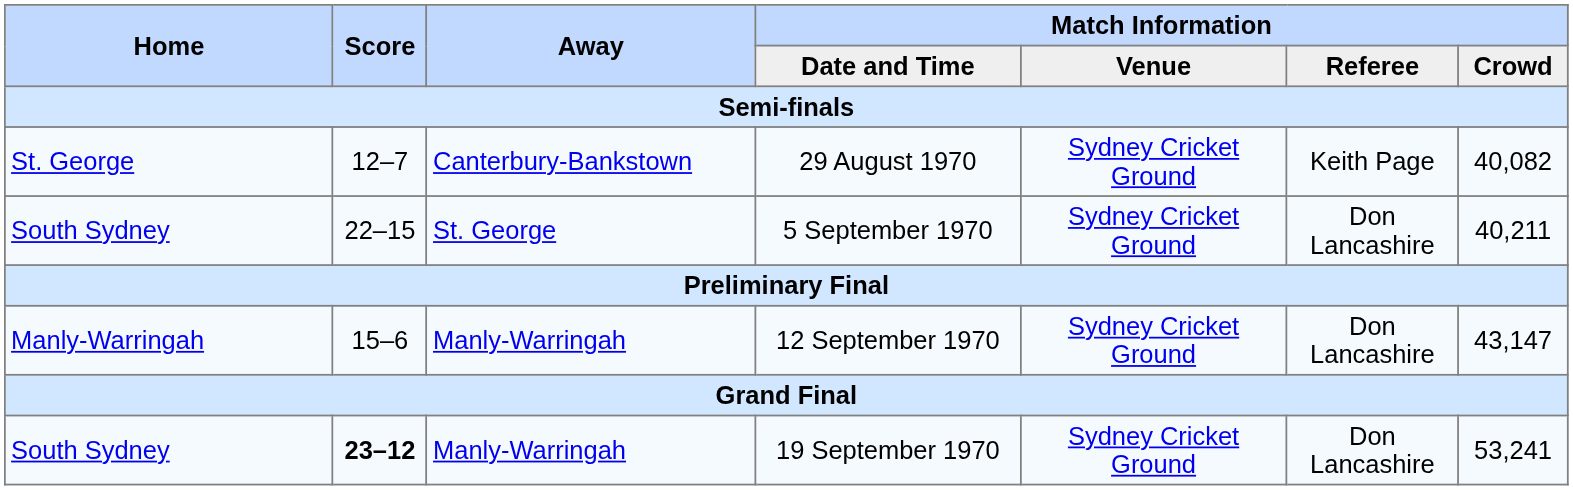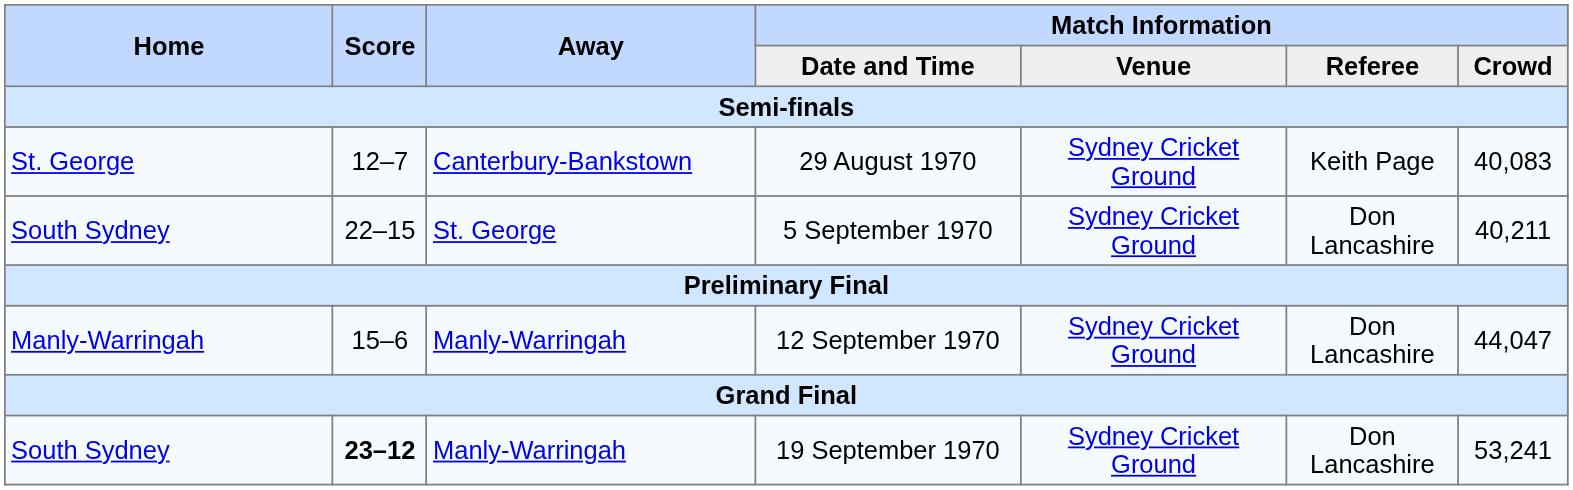(1513, 162) 40,082 -> (1513, 162) 40,083
(1513, 340) 43,147 -> (1513, 340) 44,047
